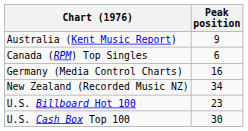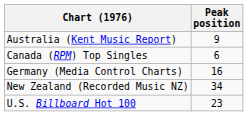- row: (68, 119)
